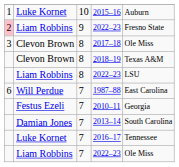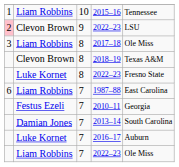(41, 12) Luke Kornet -> (44, 12) Liam Robbins
(137, 12) Auburn -> (141, 12) Tennessee
(44, 28) Liam Robbins -> (45, 28) Clevon Brown
(144, 28) Fresno State -> (132, 28) LSU
(45, 43) Clevon Brown -> (44, 43) Liam Robbins
(44, 75) Liam Robbins -> (41, 75) Luke Kornet
(132, 75) LSU -> (144, 75) Fresno State
(40, 91) Will Perdue -> (44, 91) Liam Robbins
(141, 138) Tennessee -> (137, 138) Auburn
